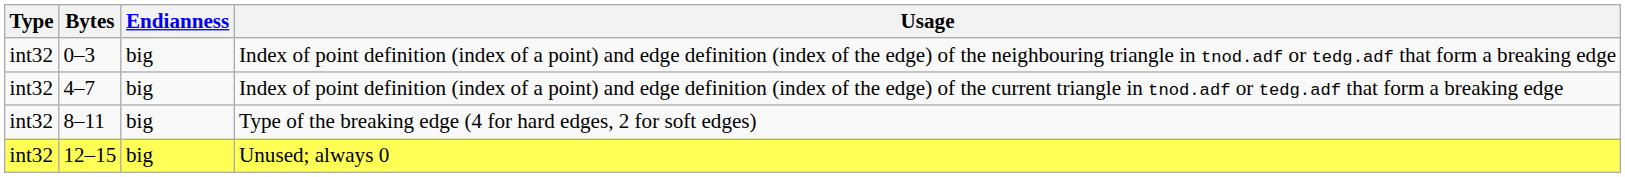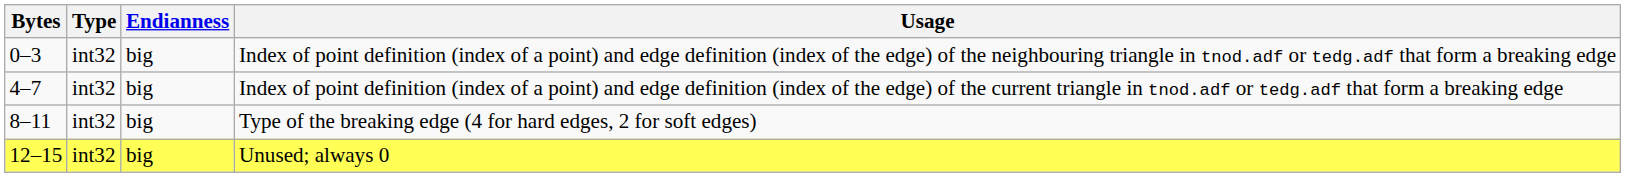columns swapped: (90, 21) <-> (32, 21)
